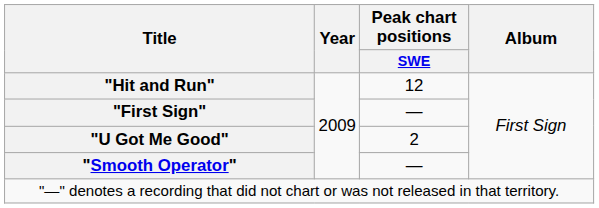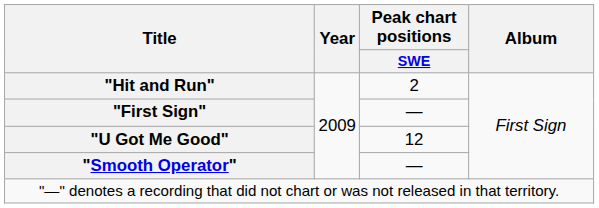(414, 85) 12 -> (414, 85) 2
(414, 139) 2 -> (414, 139) 12
